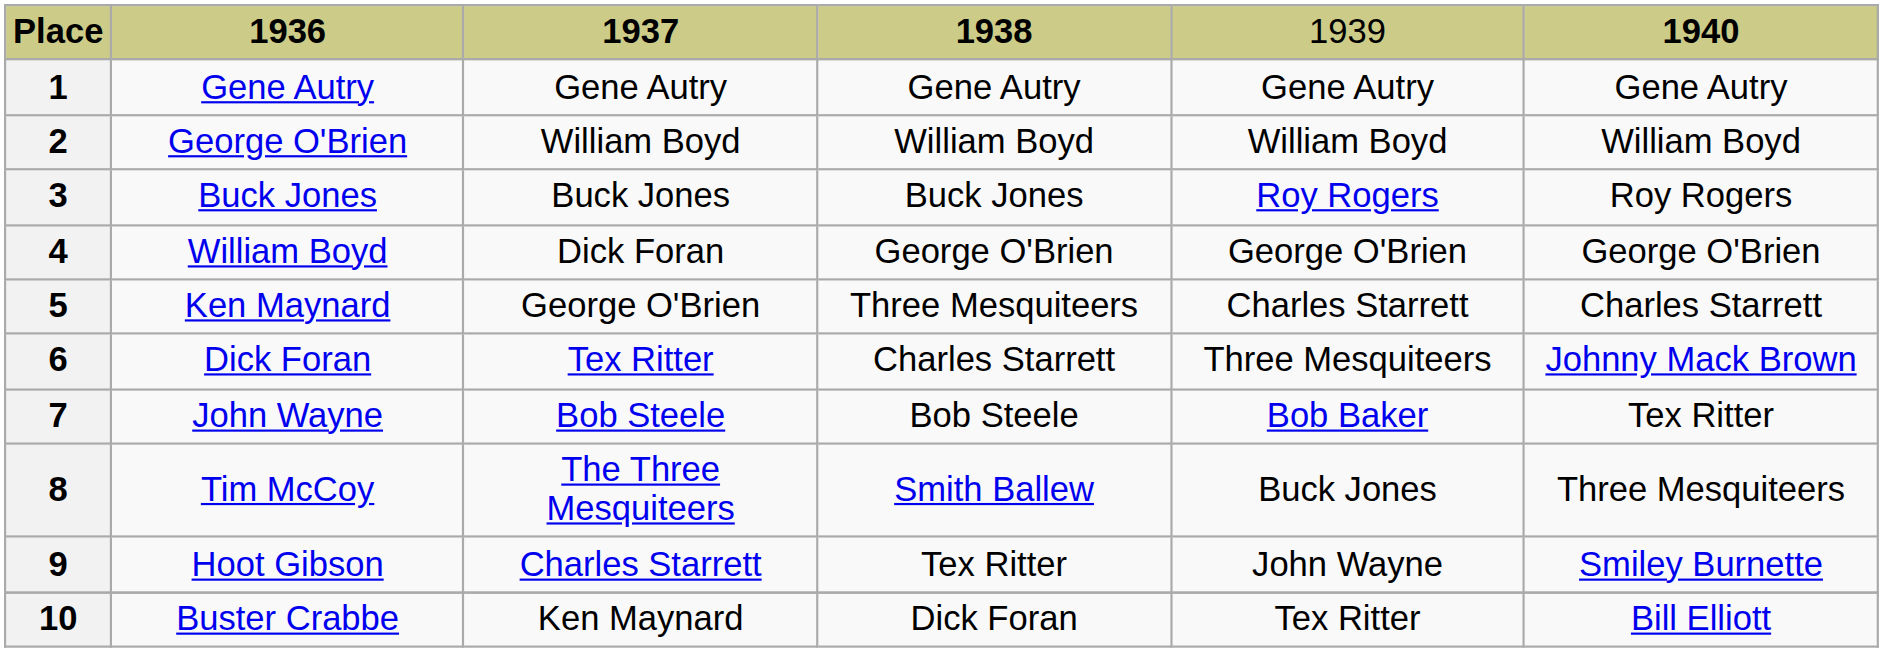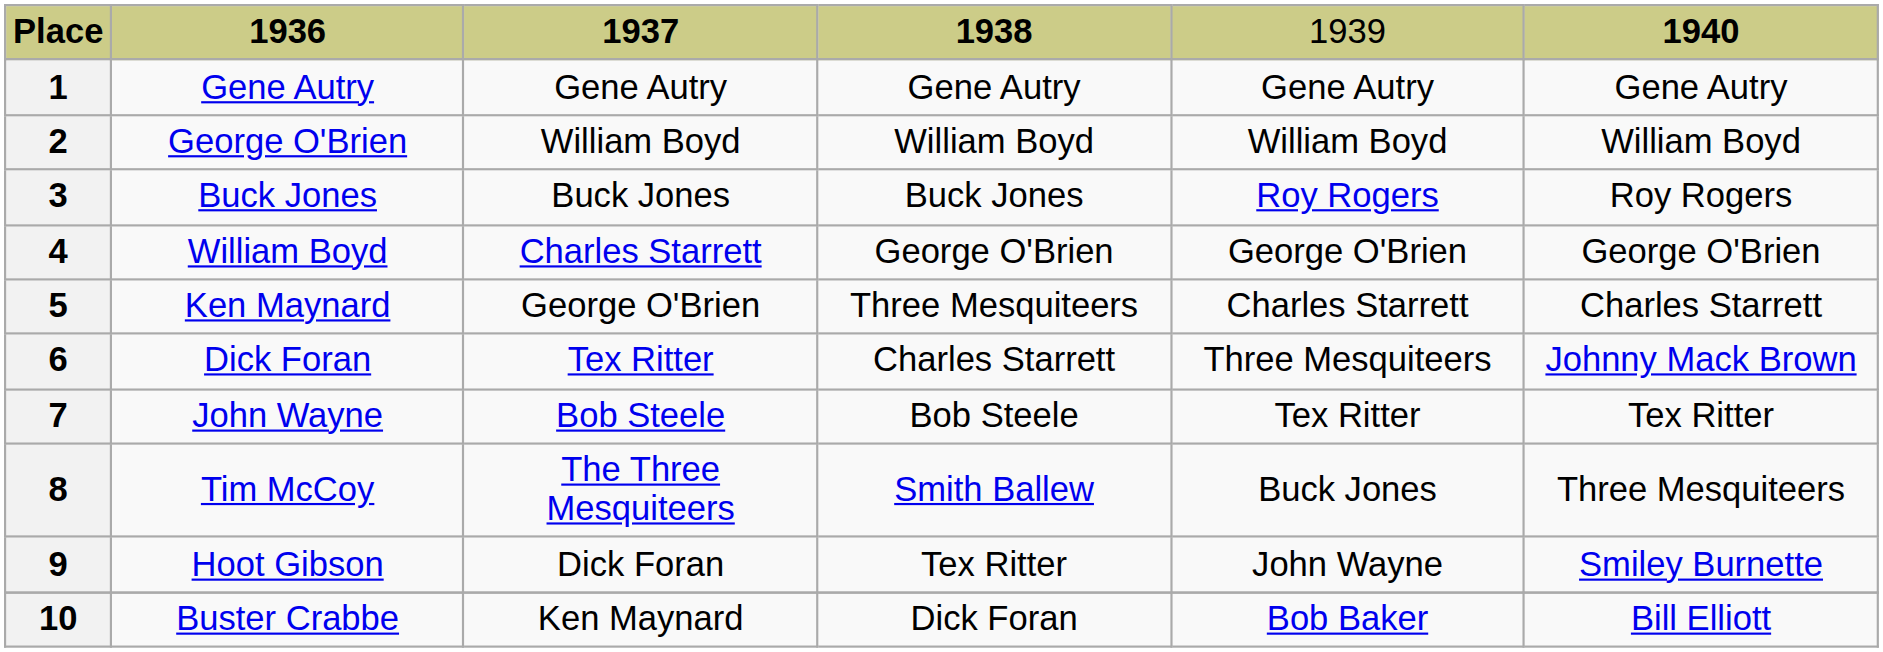(641, 251) Dick Foran -> (641, 251) Charles Starrett
(1348, 415) Bob Baker -> (1348, 415) Tex Ritter
(641, 564) Charles Starrett -> (641, 564) Dick Foran
(1348, 618) Tex Ritter -> (1348, 618) Bob Baker
